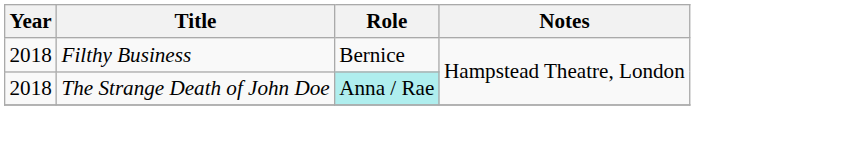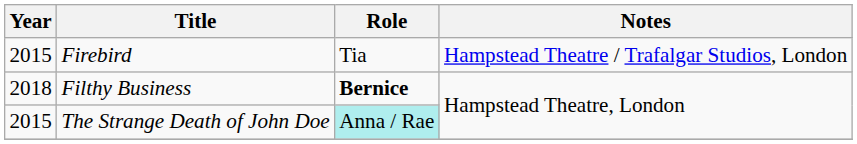+ row: (97, 54)
(372, 54) normal -> (374, 88) bold
(31, 88) 2018 -> (31, 121) 2015
